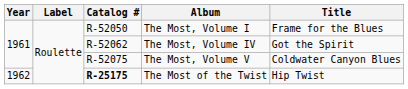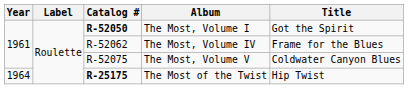(107, 28) normal -> (107, 28) bold
(328, 28) Frame for the Blues -> (313, 28) Got the Spirit
(313, 44) Got the Spirit -> (328, 44) Frame for the Blues
(18, 76) 1962 -> (18, 76) 1964
